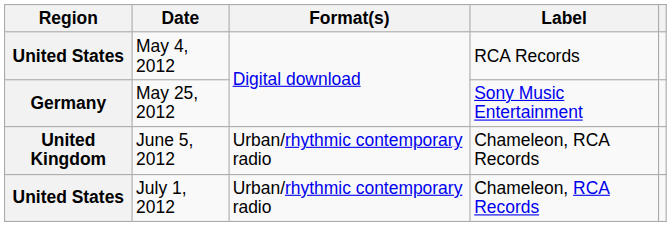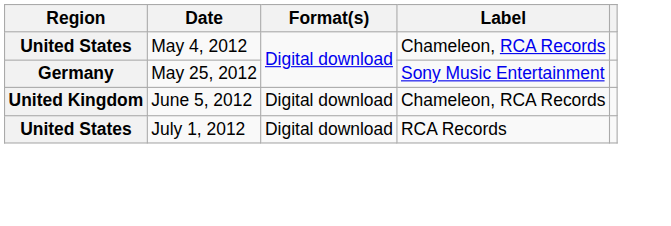(527, 55) RCA Records -> (503, 45) Chameleon, RCA Records
(347, 150) Urban/rhythmic contemporary radio -> (329, 101) Digital download
(347, 197) Urban/rhythmic contemporary radio -> (329, 128) Digital download
(542, 197) Chameleon, RCA Records -> (454, 128) RCA Records
